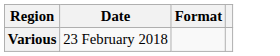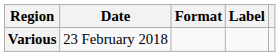+ column: (247, 16)
